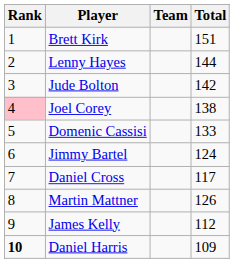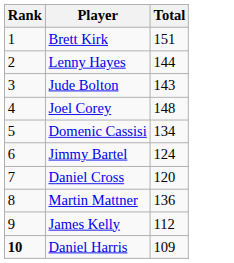- column: (171, 16)
(205, 85) 142 -> (164, 85) 143
(11, 108) pink background -> (11, 108) no background
(205, 108) 138 -> (164, 108) 148
(205, 131) 133 -> (164, 131) 134
(205, 177) 117 -> (164, 177) 120
(205, 200) 126 -> (164, 200) 136
